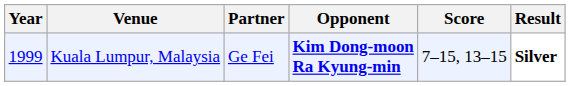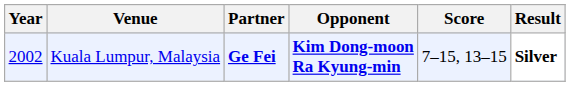(26, 56) 1999 -> (26, 56) 2002
(251, 56) normal -> (252, 56) bold
